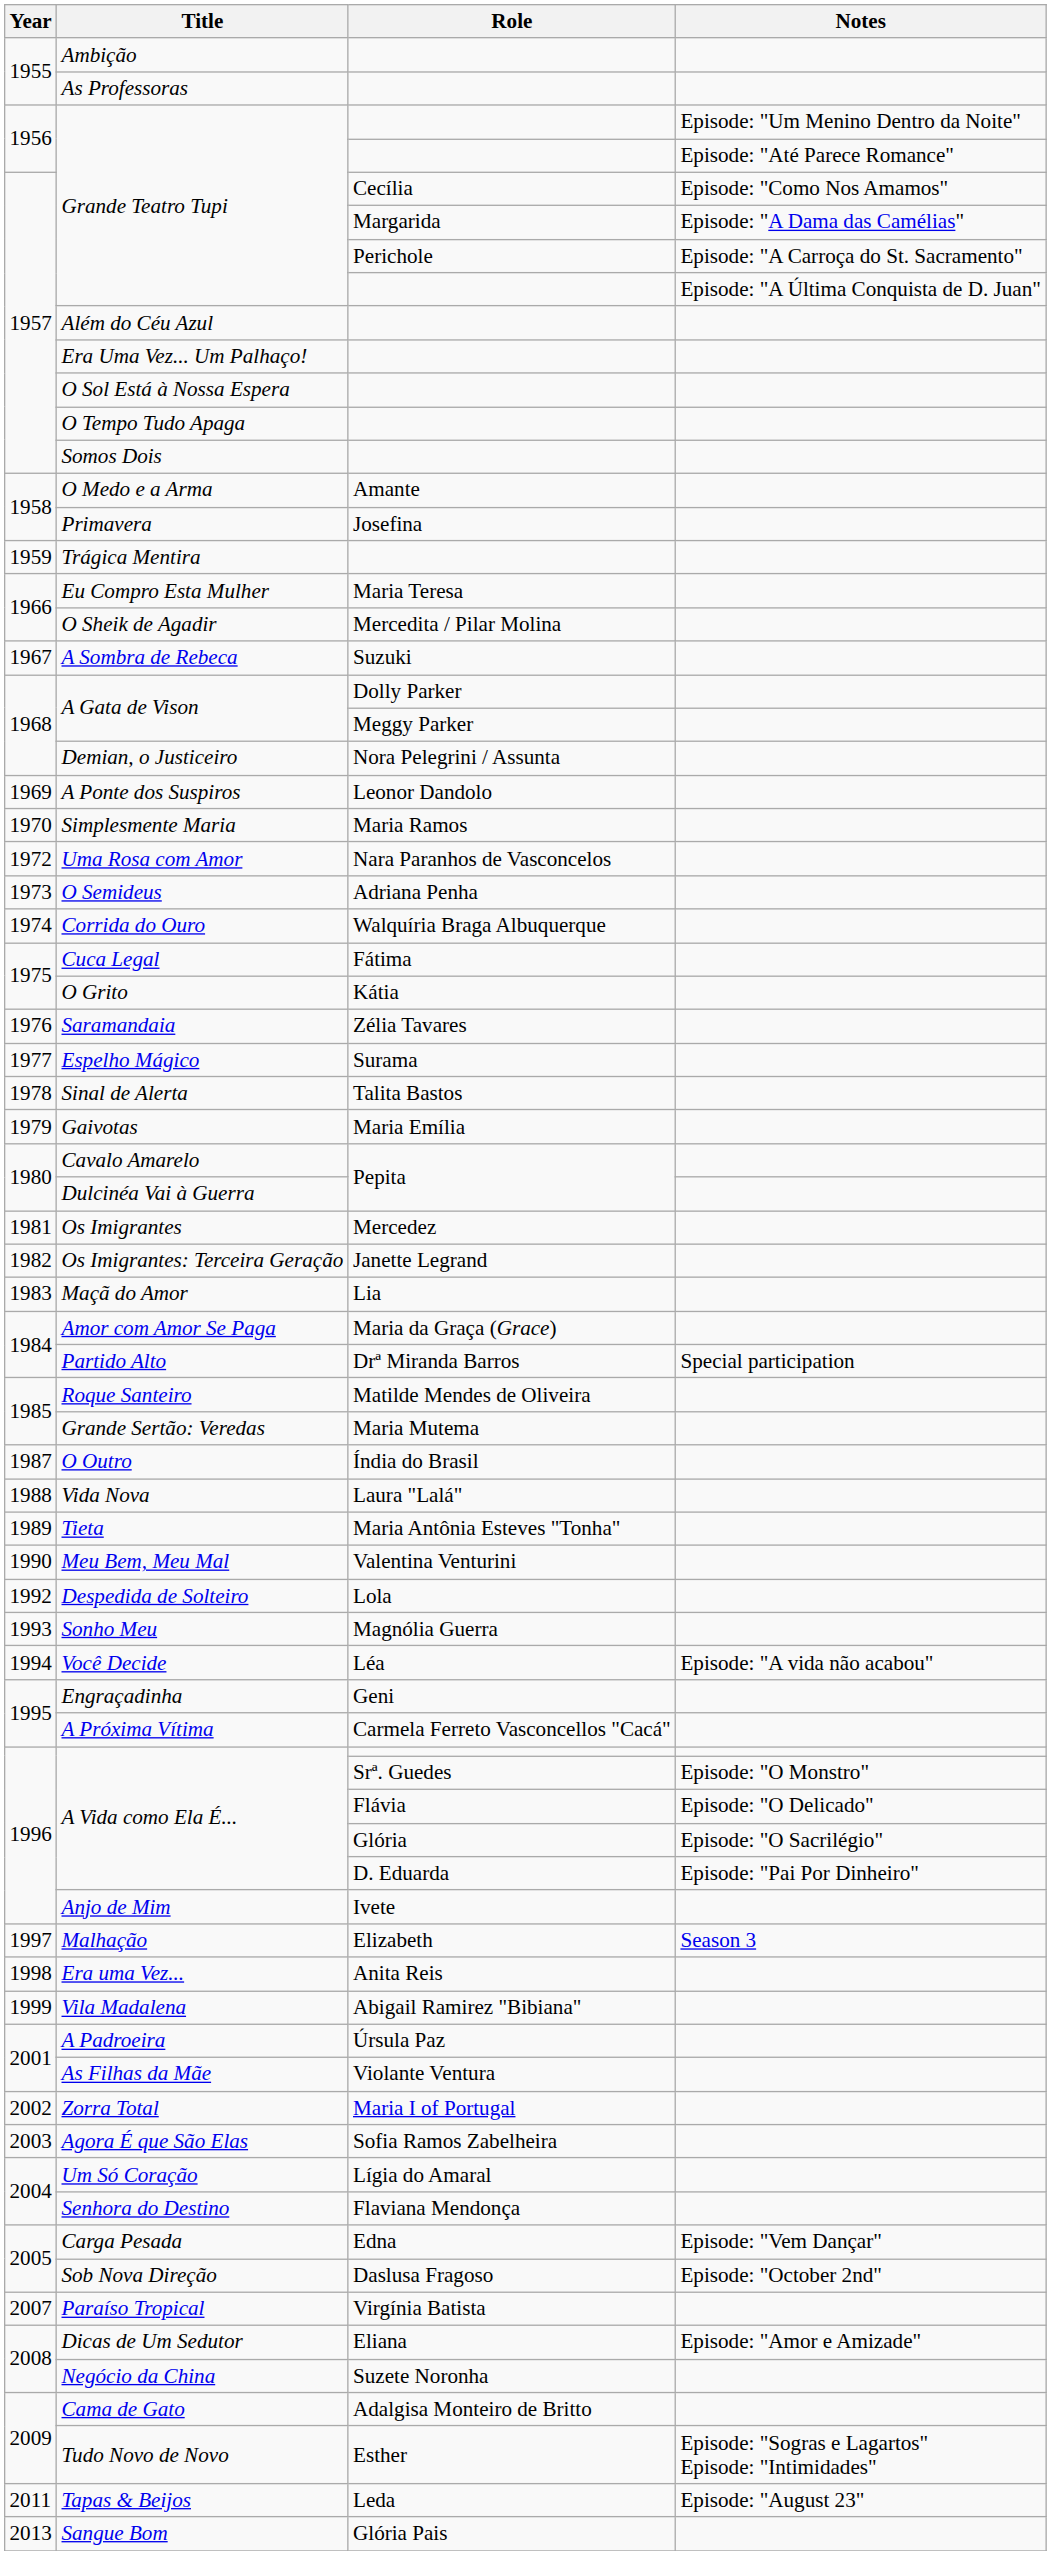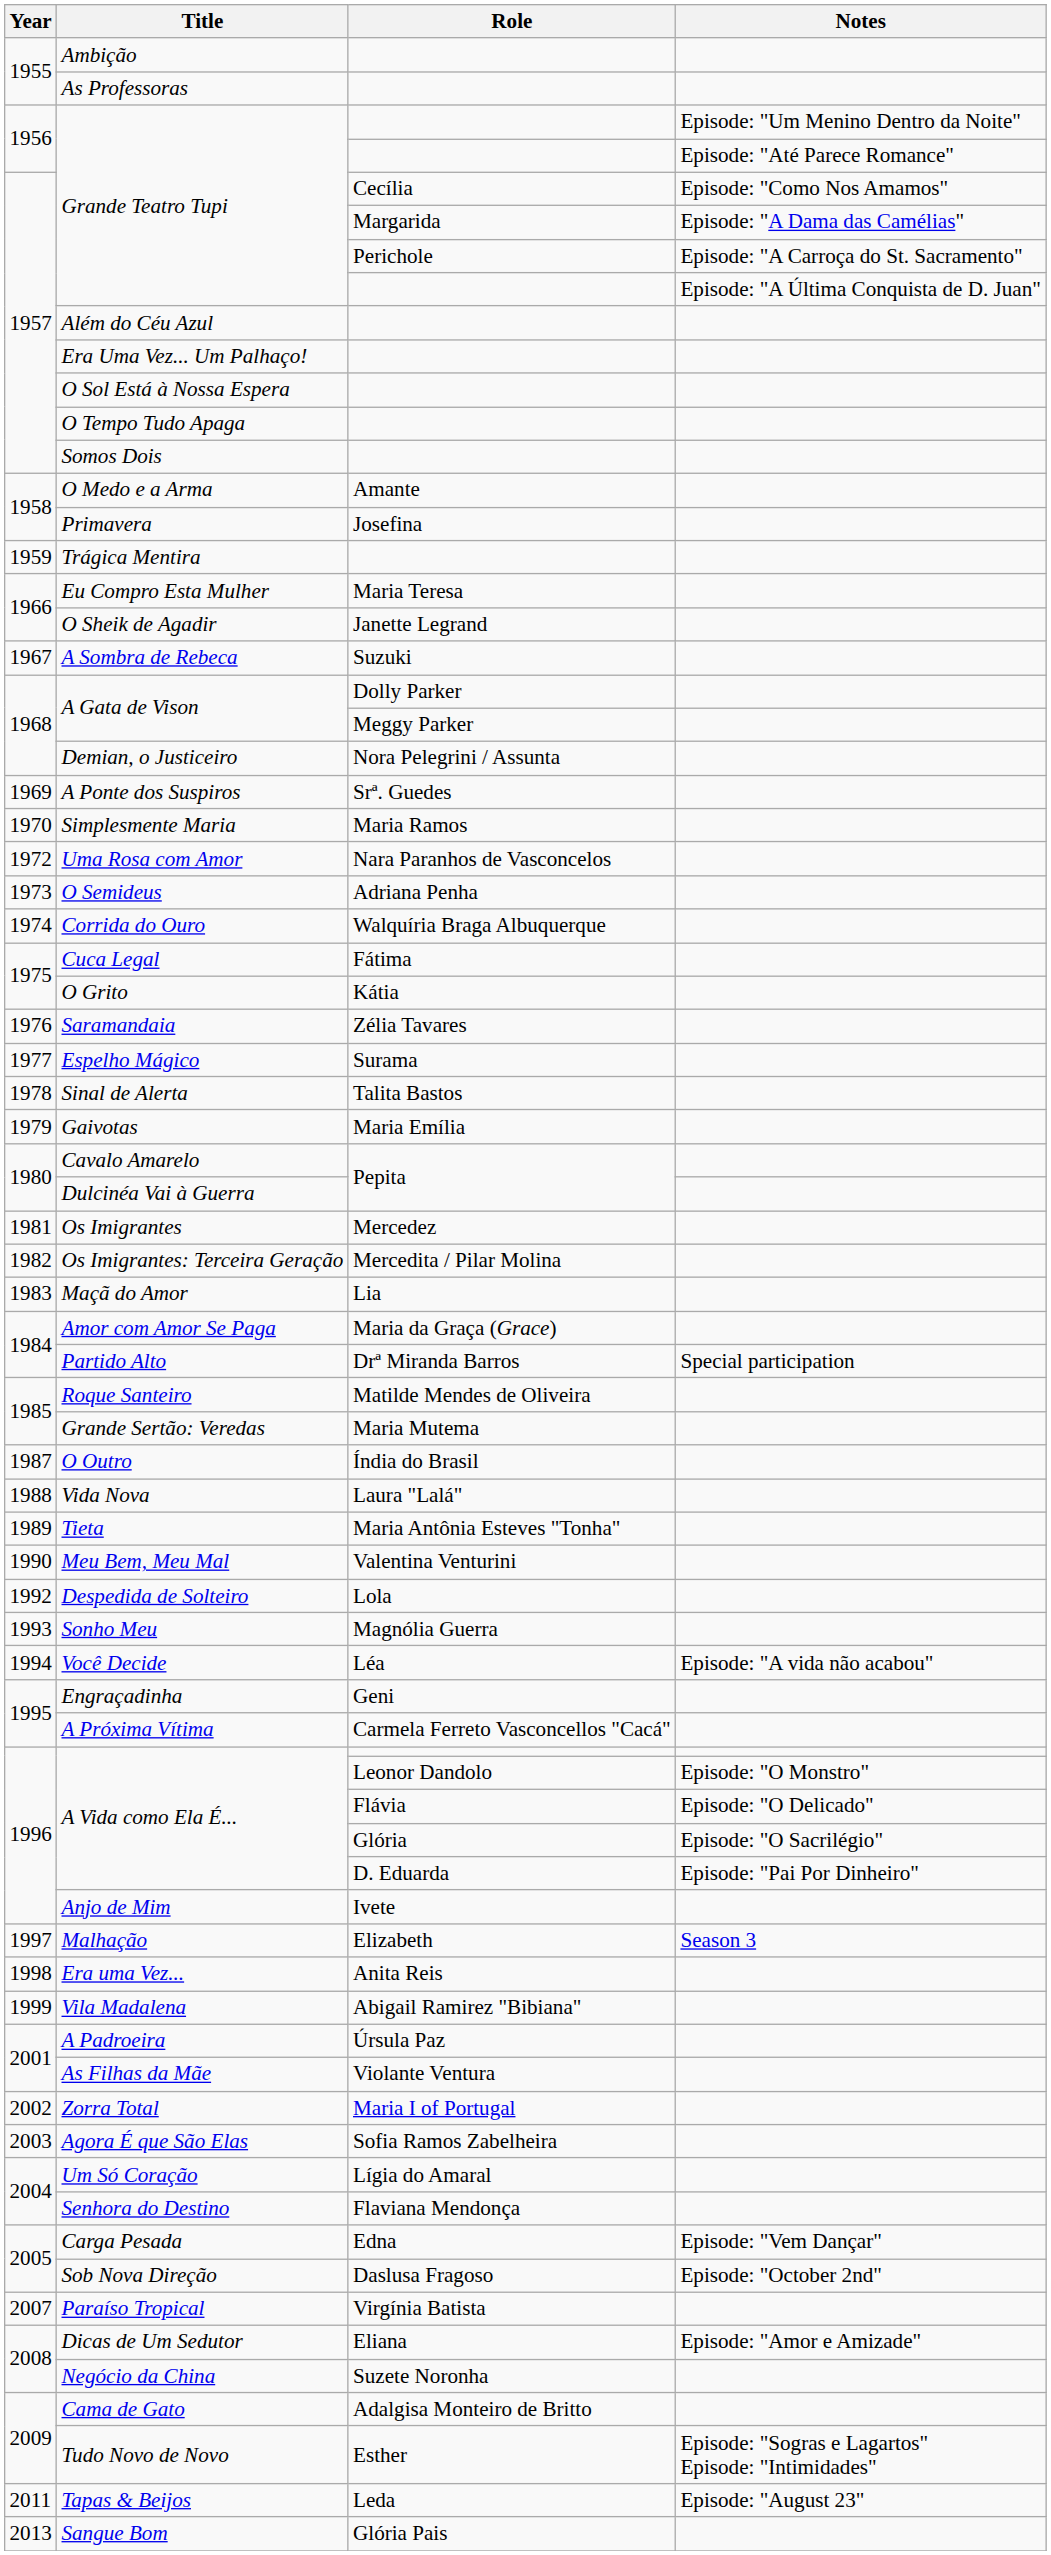(457, 624) Mercedita / Pilar Molina -> (420, 624) Janette Legrand
(423, 791) Leonor Dandolo -> (402, 791) Srª. Guedes
(420, 1260) Janette Legrand -> (457, 1260) Mercedita / Pilar Molina
(402, 1772) Srª. Guedes -> (423, 1772) Leonor Dandolo
